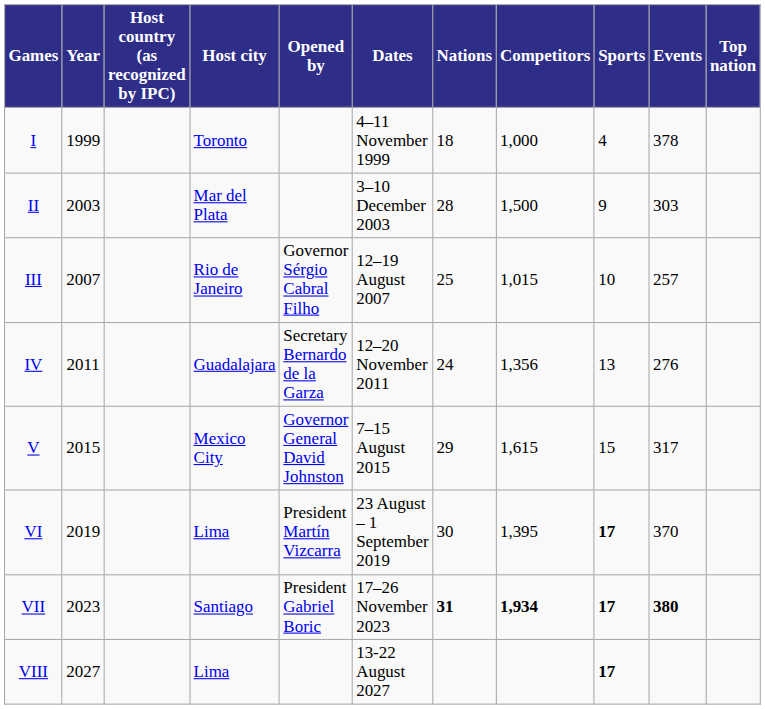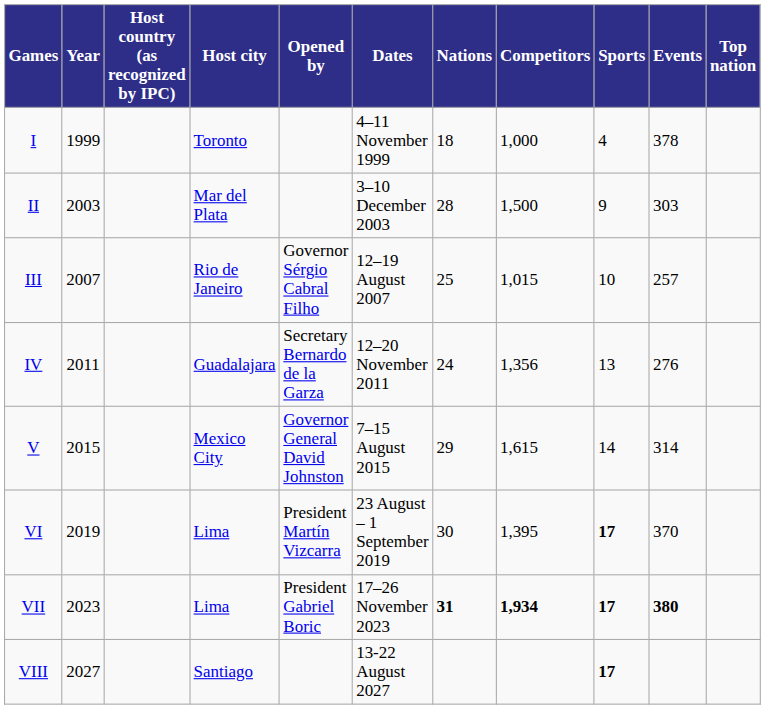(607, 448) 15 -> (607, 448) 14
(666, 448) 317 -> (666, 448) 314
(223, 606) Santiago -> (212, 606) Lima
(212, 671) Lima -> (223, 671) Santiago
